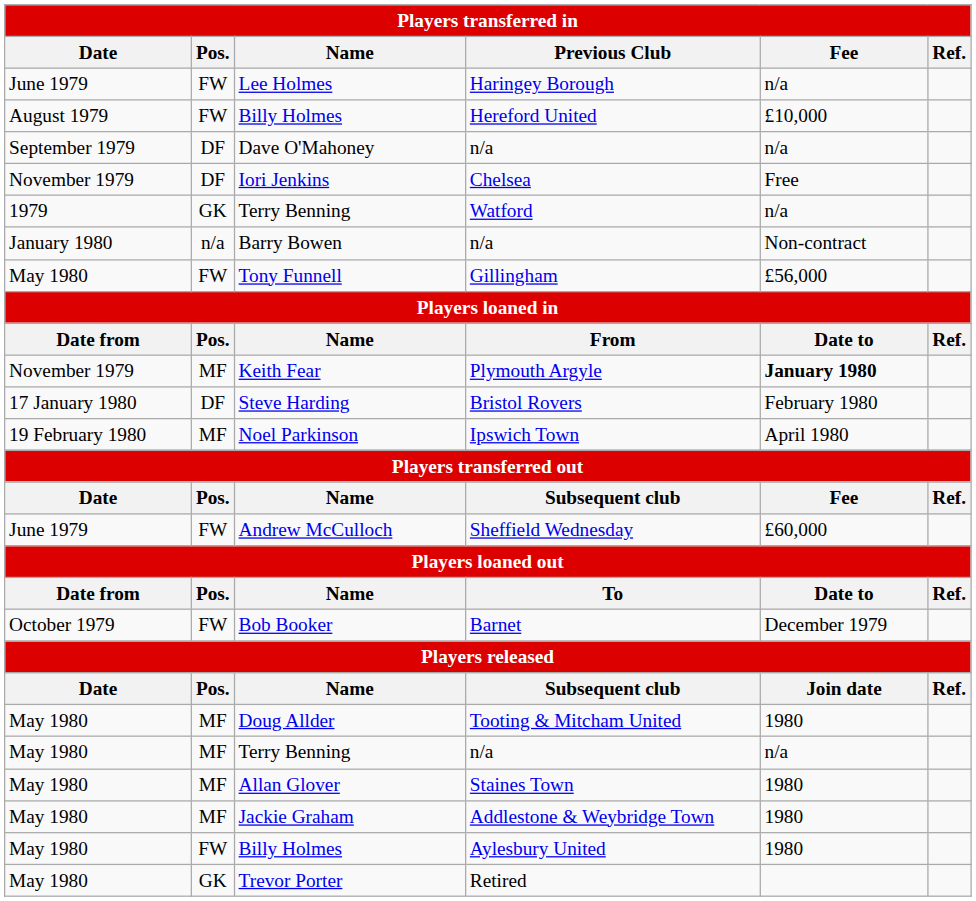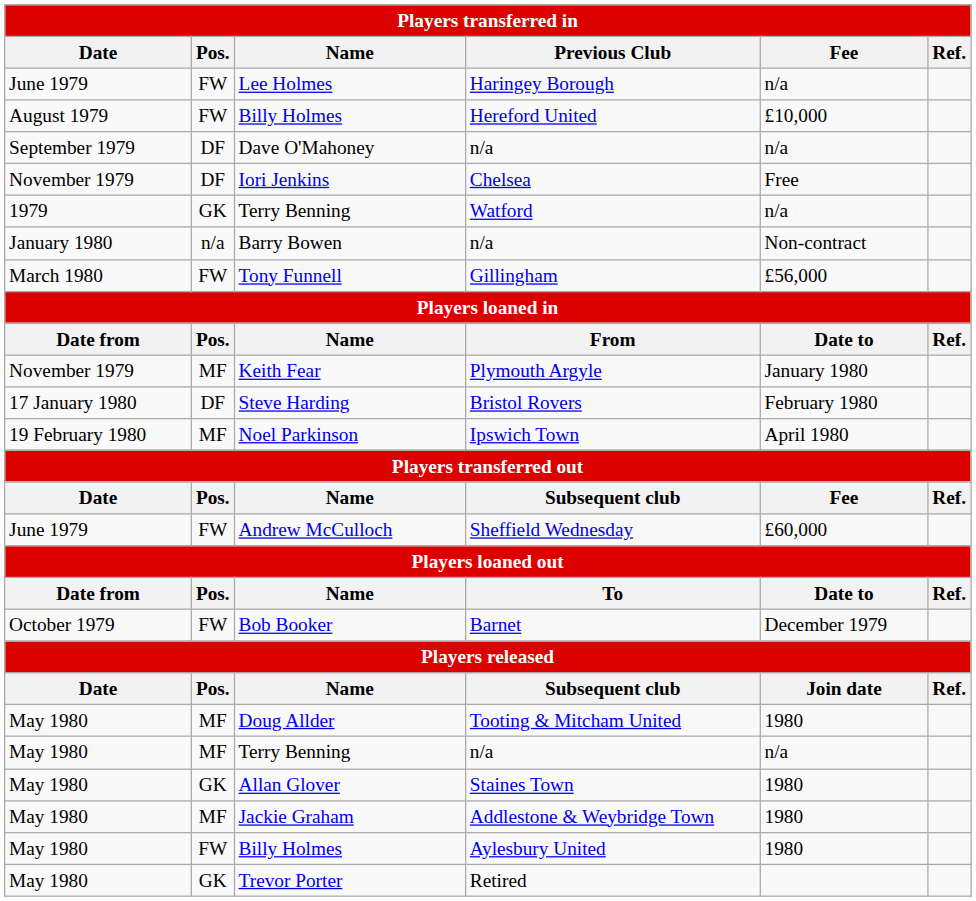(48, 275) May 1980 -> (56, 275) March 1980
(821, 370) bold -> (816, 370) normal
(213, 784) MF -> (213, 784) GK
